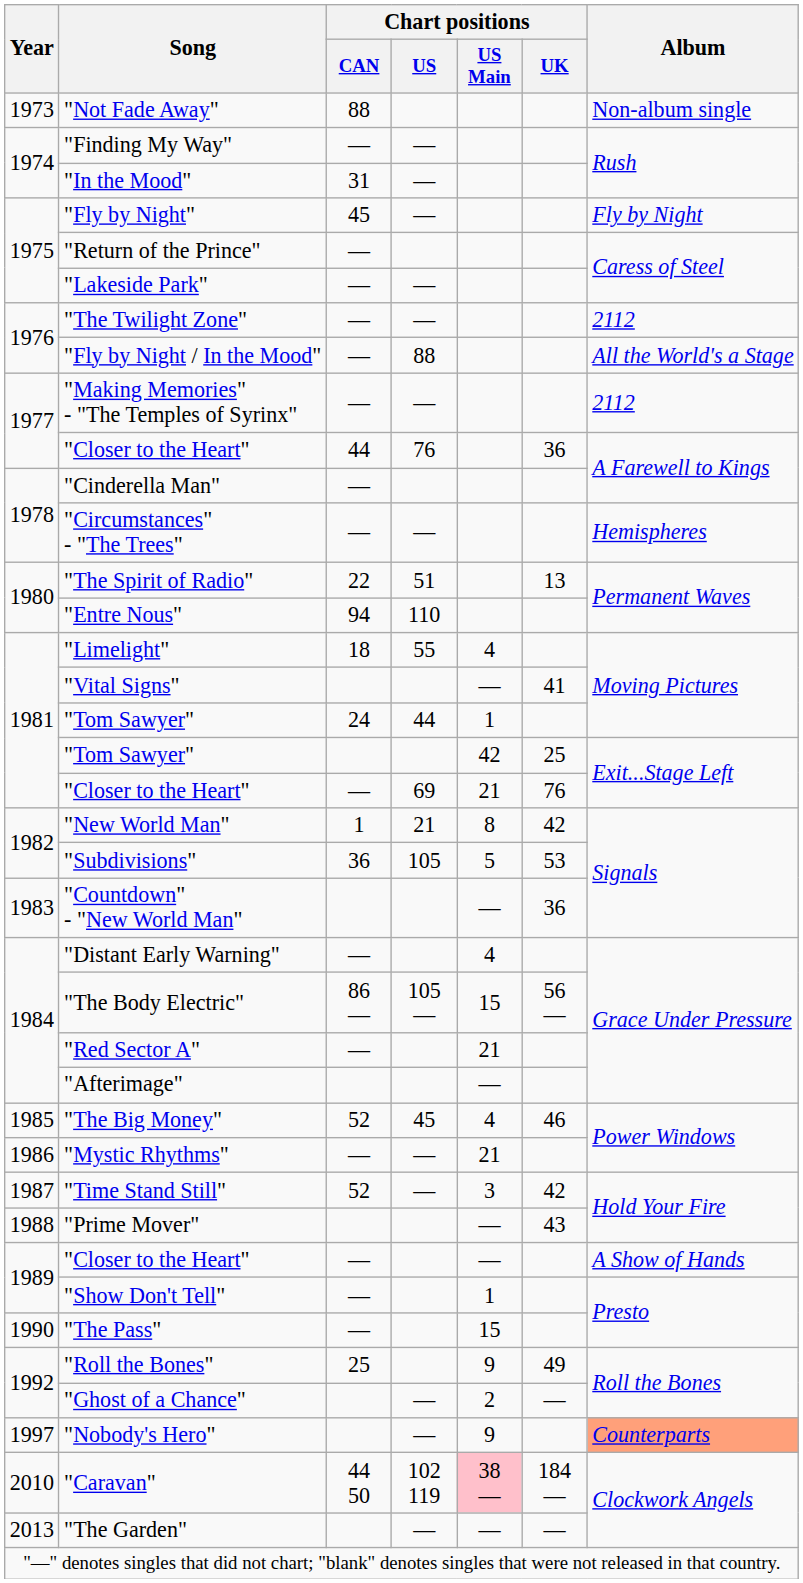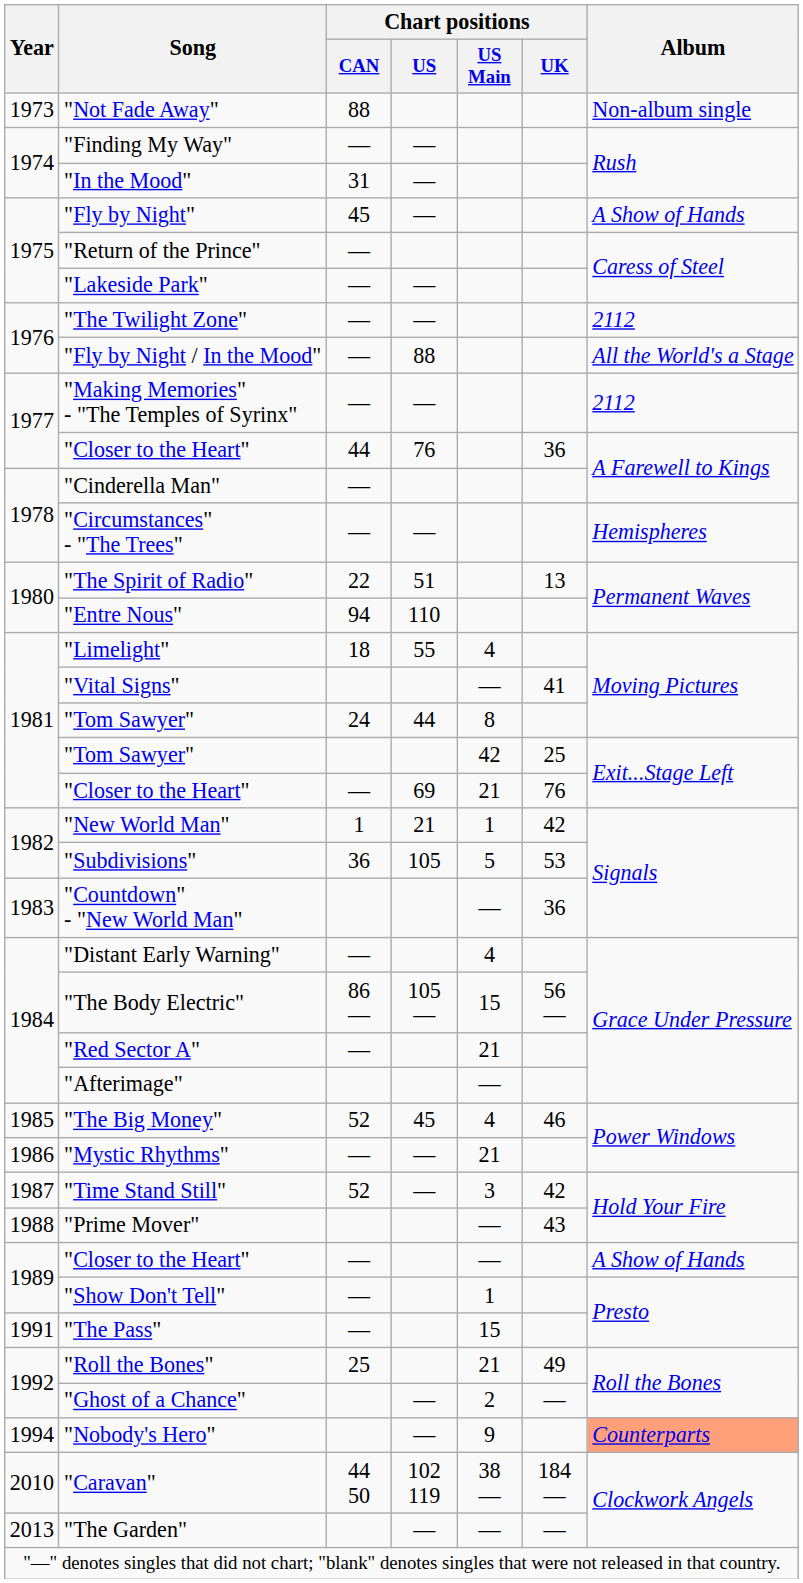(647, 215) Fly by Night -> (668, 215) A Show of Hands
(489, 720) 1 -> (489, 720) 8
(489, 825) 8 -> (489, 825) 1
(32, 1329) 1990 -> (32, 1329) 1991
(489, 1365) 9 -> (489, 1365) 21
(32, 1435) 1997 -> (32, 1435) 1994
(489, 1482) pink background -> (489, 1482) no background
